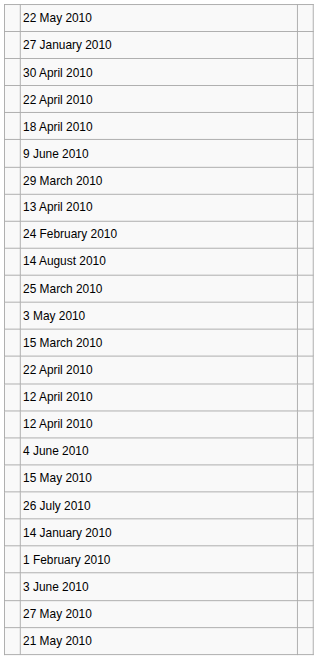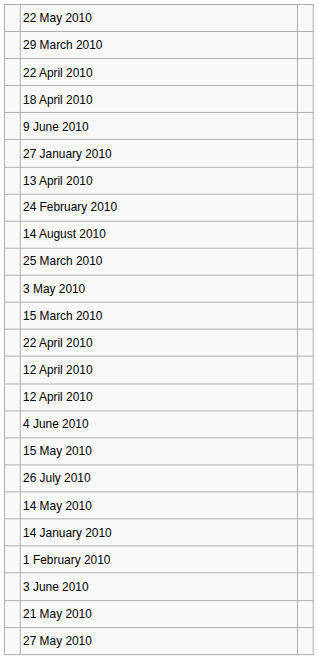rows swapped: (12, 45) <-> (12, 180)
- row: (12, 72)
+ row: (12, 505)
rows swapped: (12, 614) <-> (12, 641)
